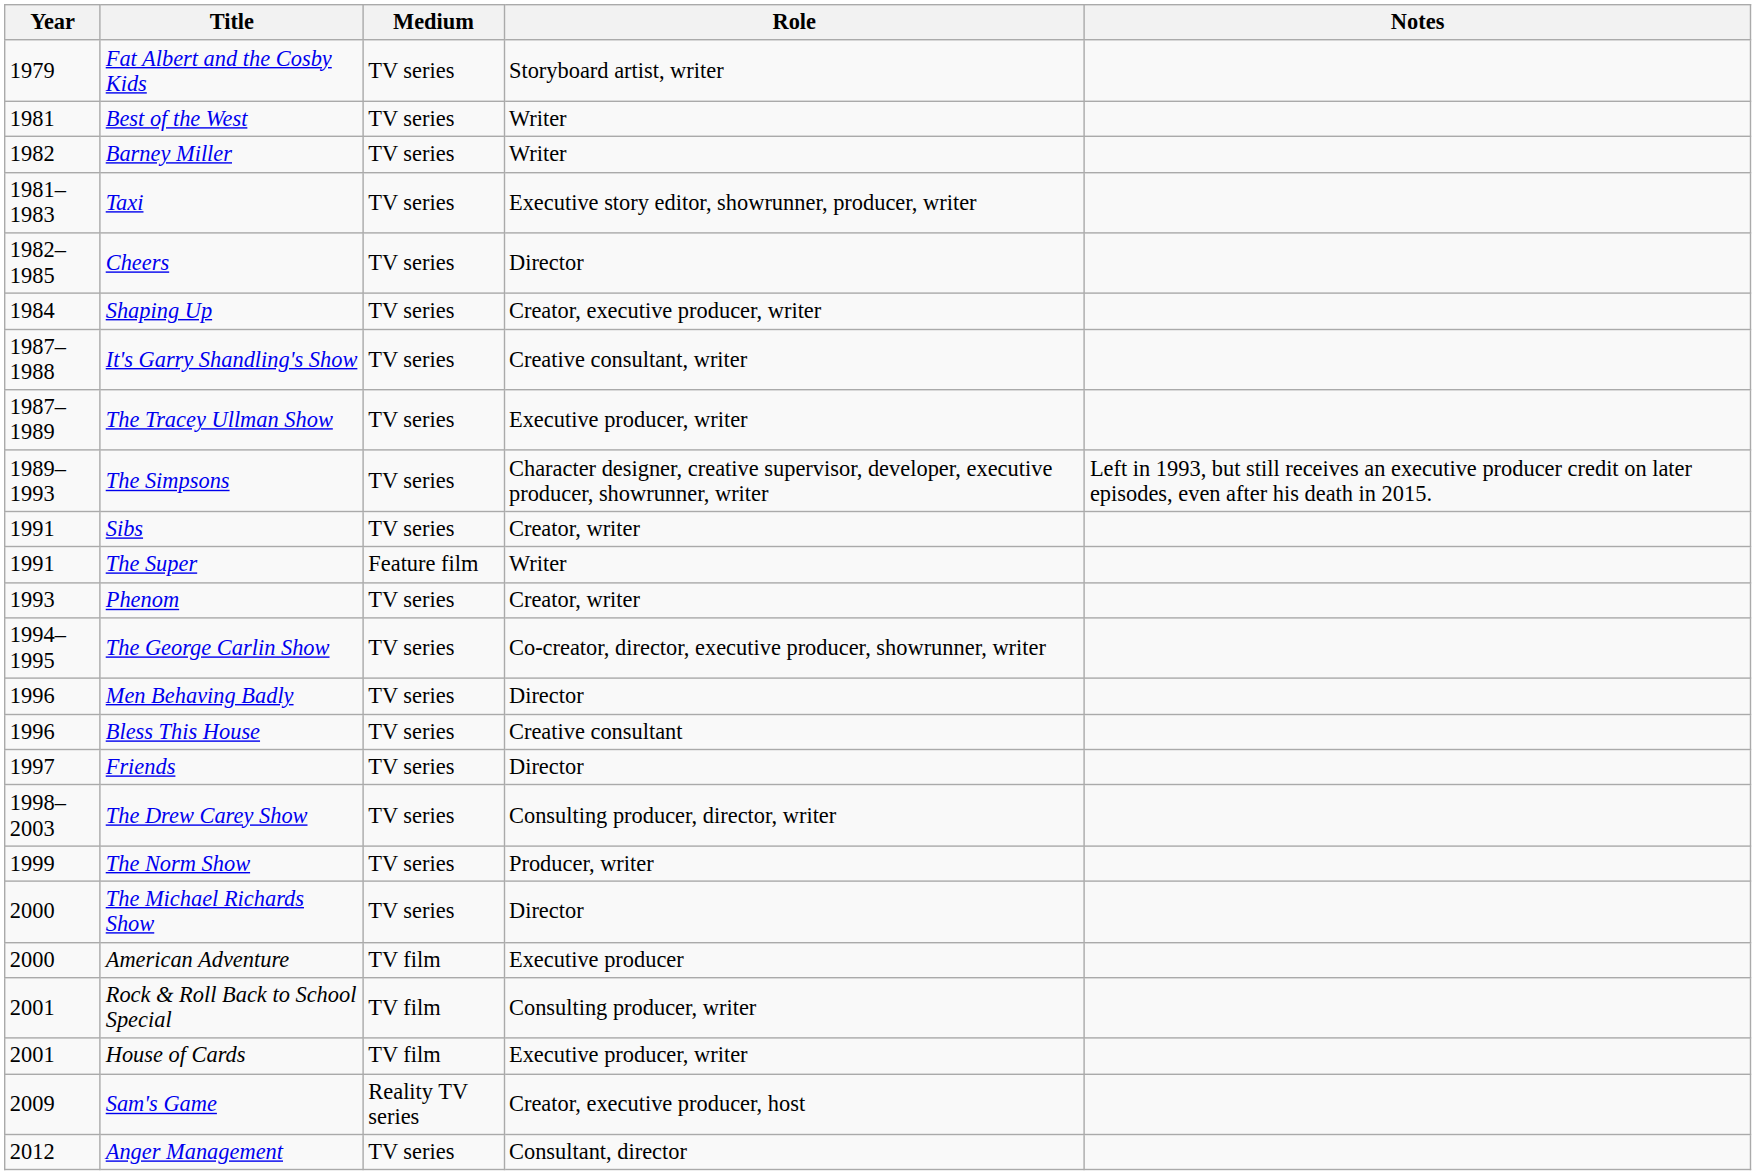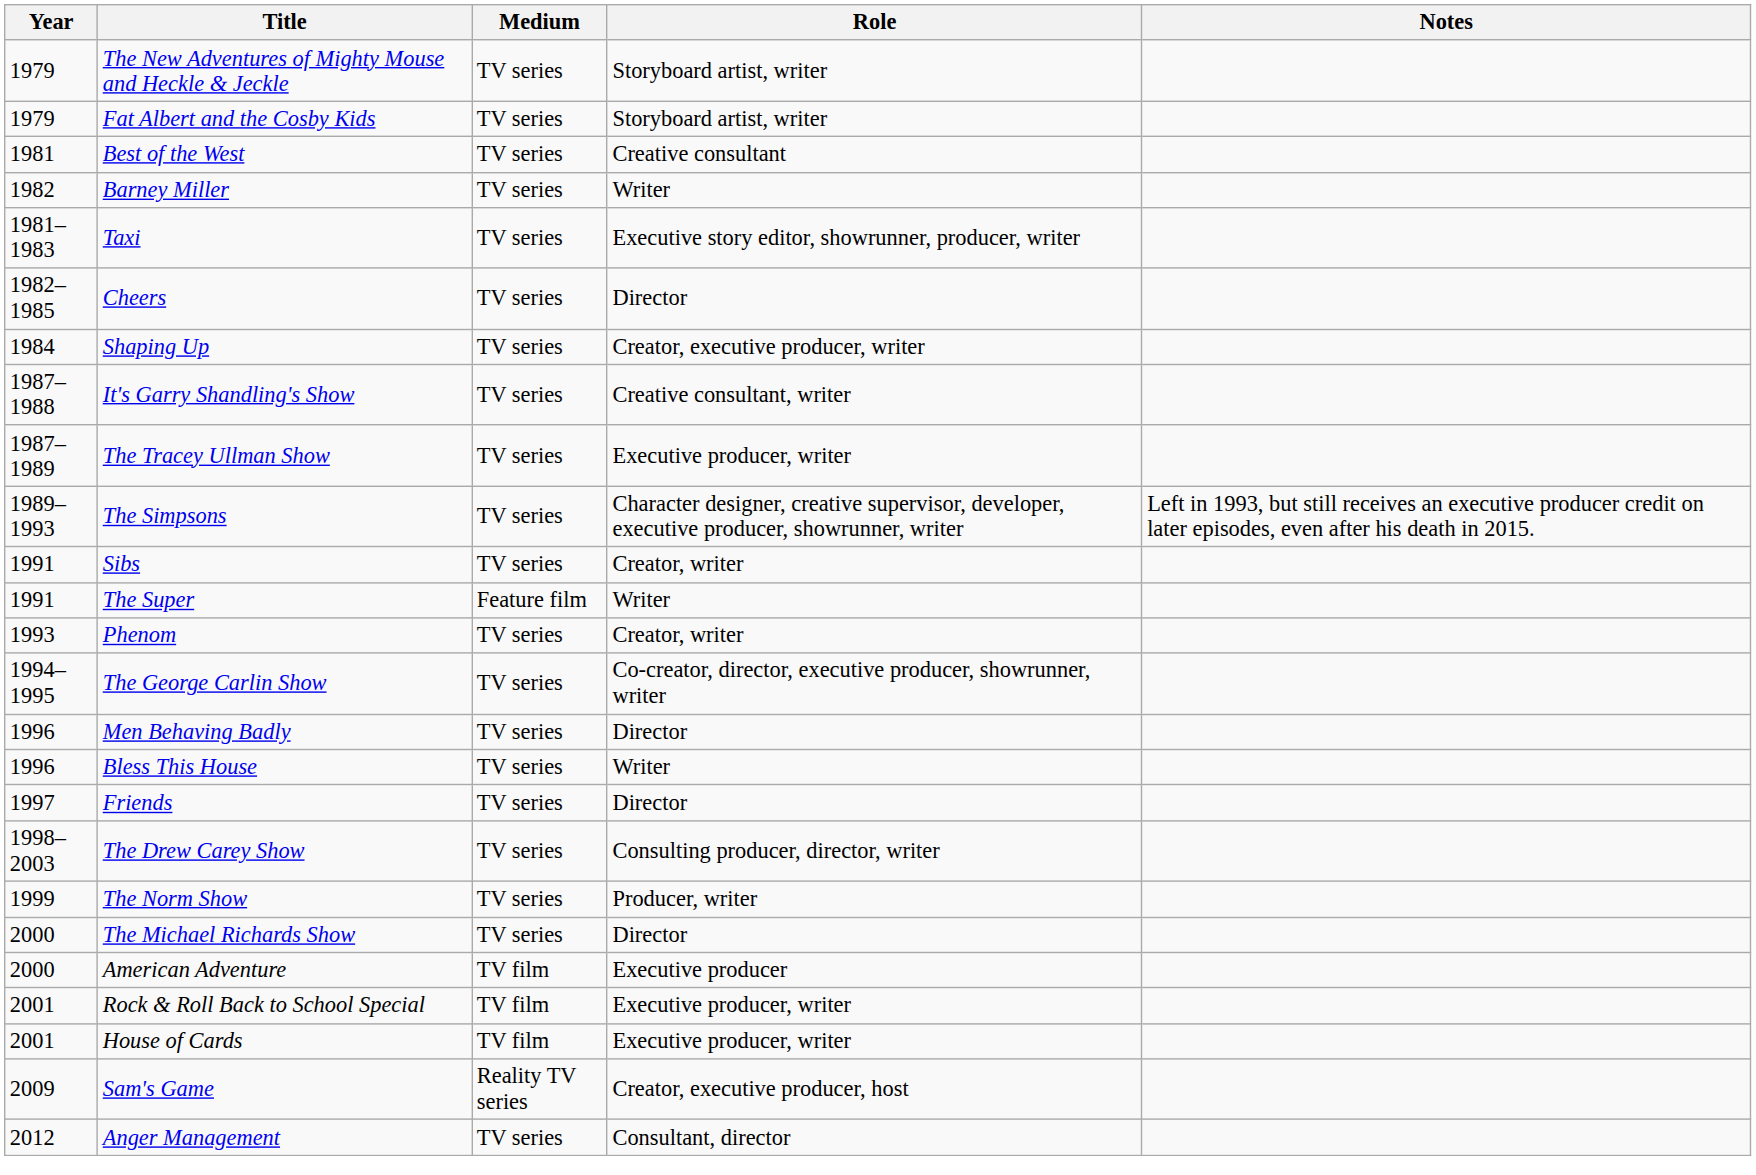+ row: (274, 70)
(538, 118) Writer -> (699, 154) Creative consultant
(596, 731) Creative consultant -> (641, 767) Writer
(633, 1007) Consulting producer, writer -> (732, 1005) Executive producer, writer
